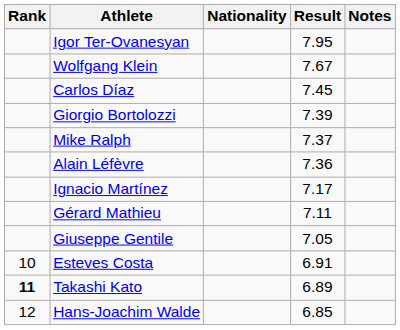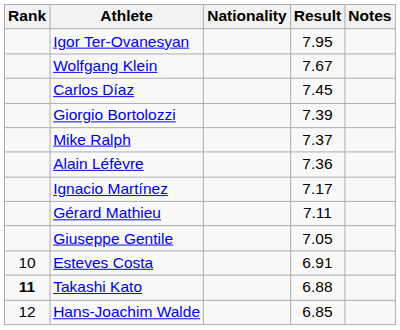(317, 287) 6.89 -> (317, 287) 6.88
